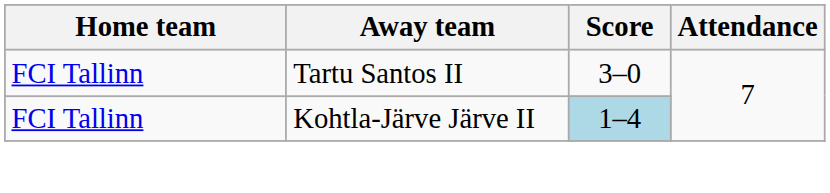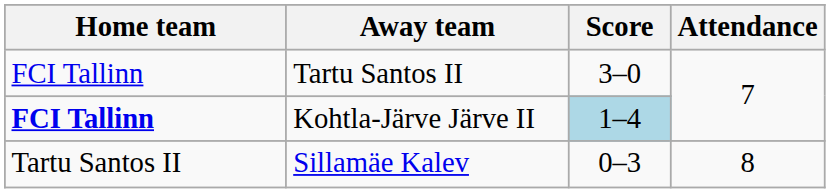(77, 118) normal -> (83, 118) bold
+ row: (381, 163)
